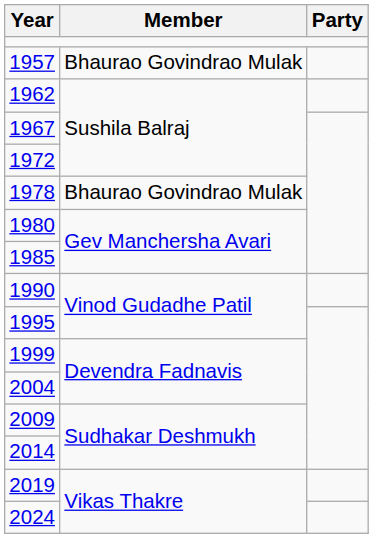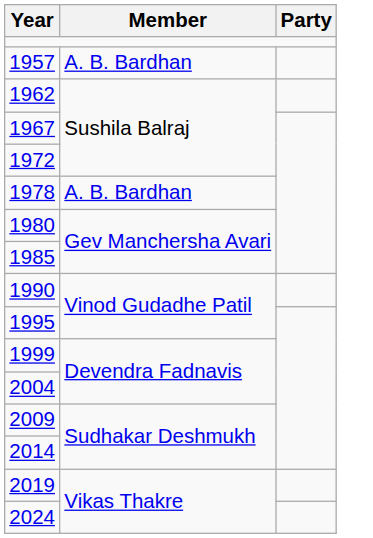(183, 62) Bhaurao Govindrao Mulak -> (128, 62) A. B. Bardhan
(183, 192) Bhaurao Govindrao Mulak -> (128, 192) A. B. Bardhan
